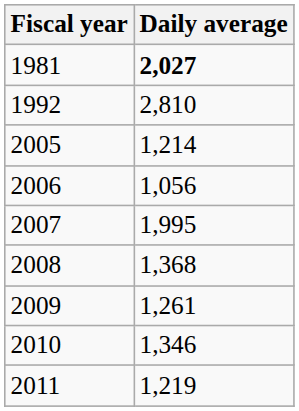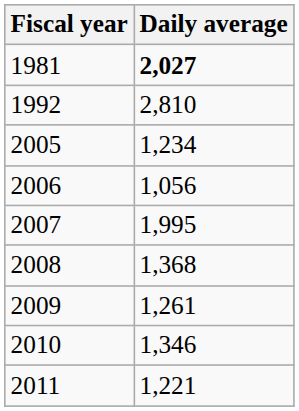(168, 144) 1,214 -> (168, 144) 1,234
(168, 385) 1,219 -> (168, 385) 1,221
